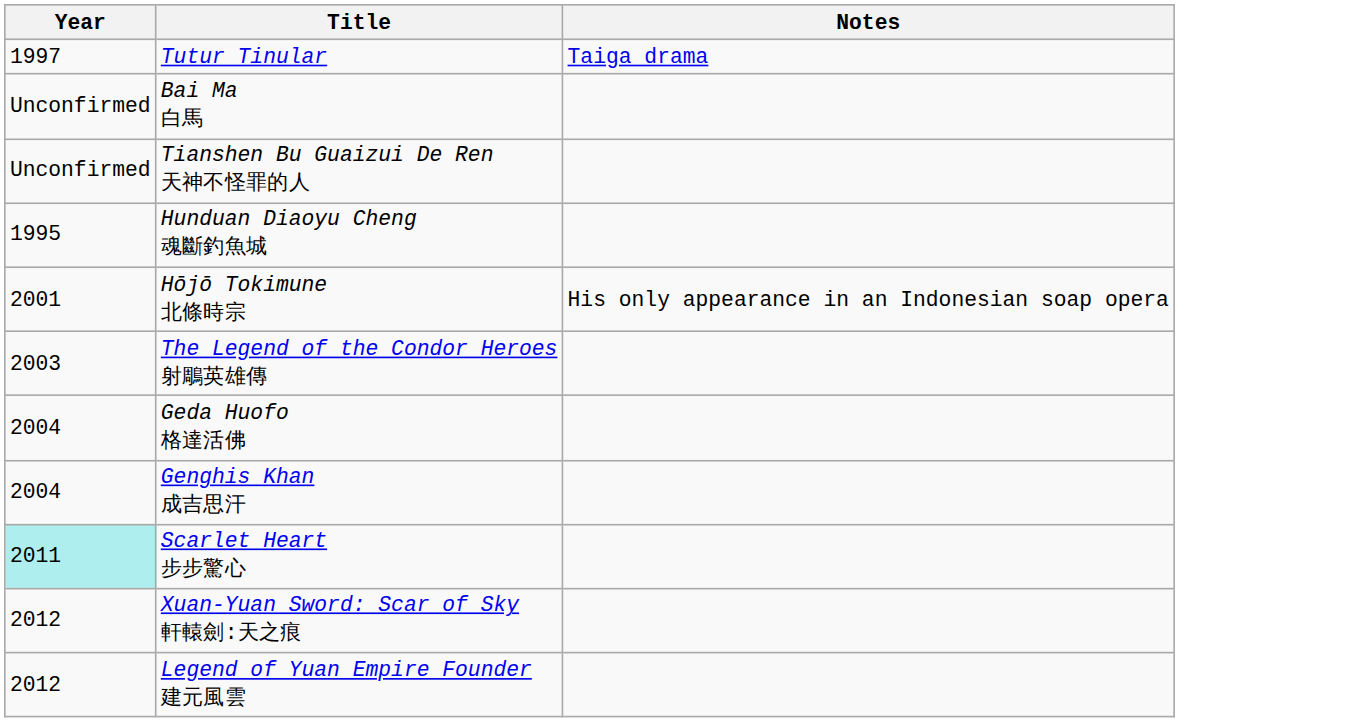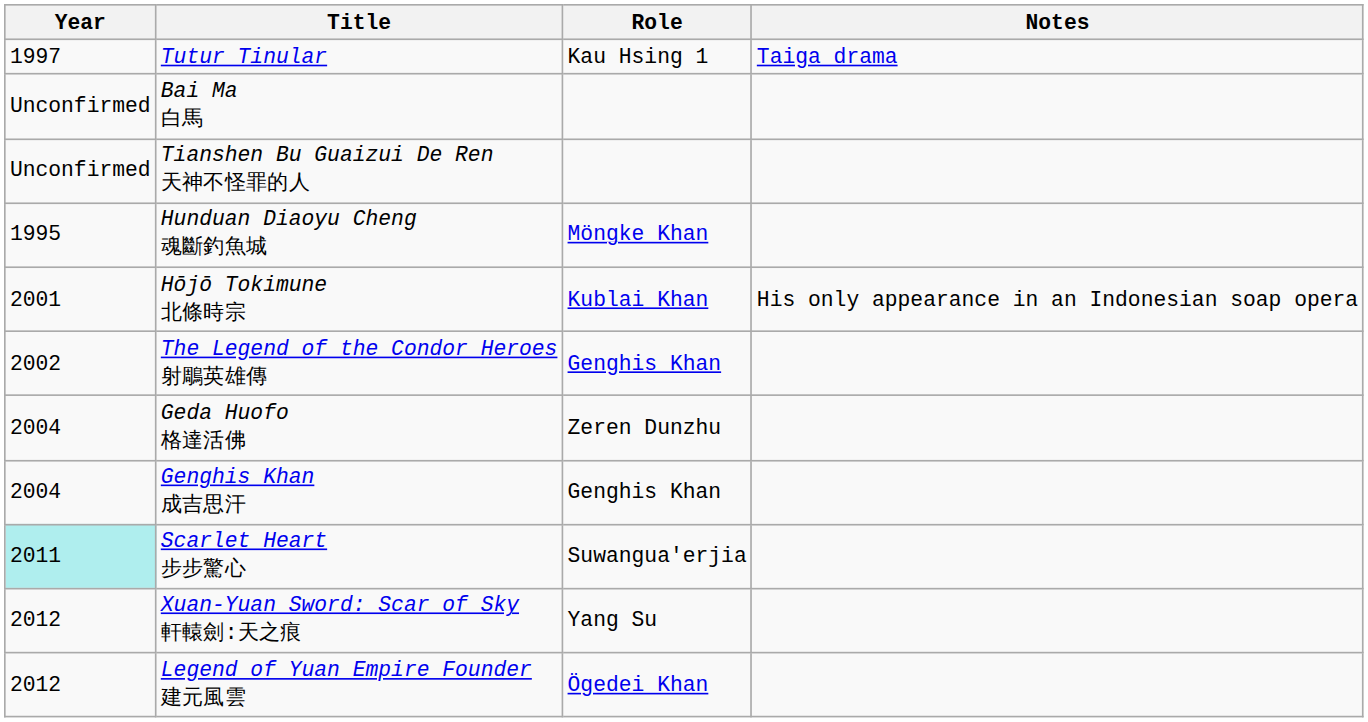+ column: (657, 22)
(35, 364) 2003 -> (35, 364) 2002
